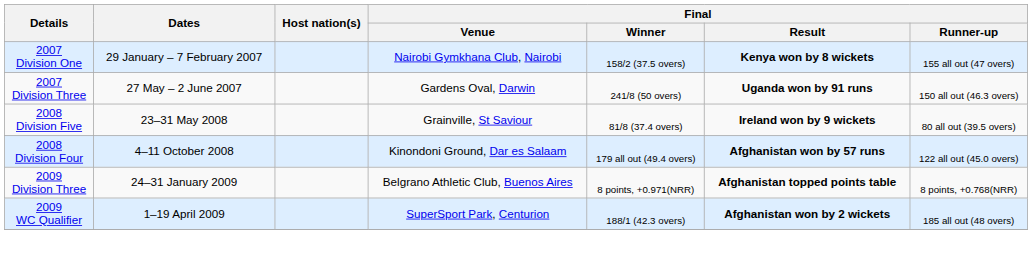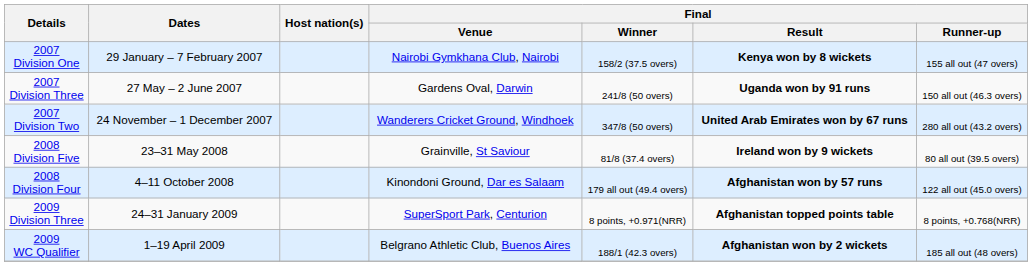+ row: (47, 120)
(478, 183) Belgrano Athletic Club, Buenos Aires -> (475, 214) SuperSport Park, Centurion
(478, 214) SuperSport Park, Centurion -> (475, 246) Belgrano Athletic Club, Buenos Aires
